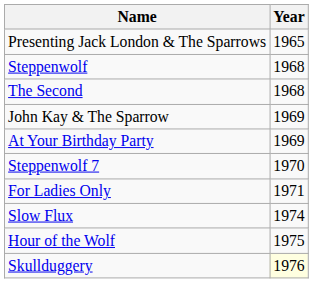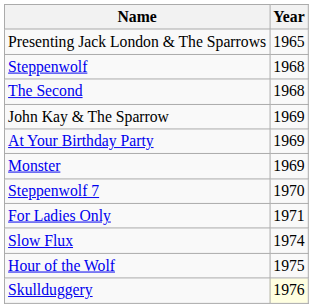+ row: (34, 166)
